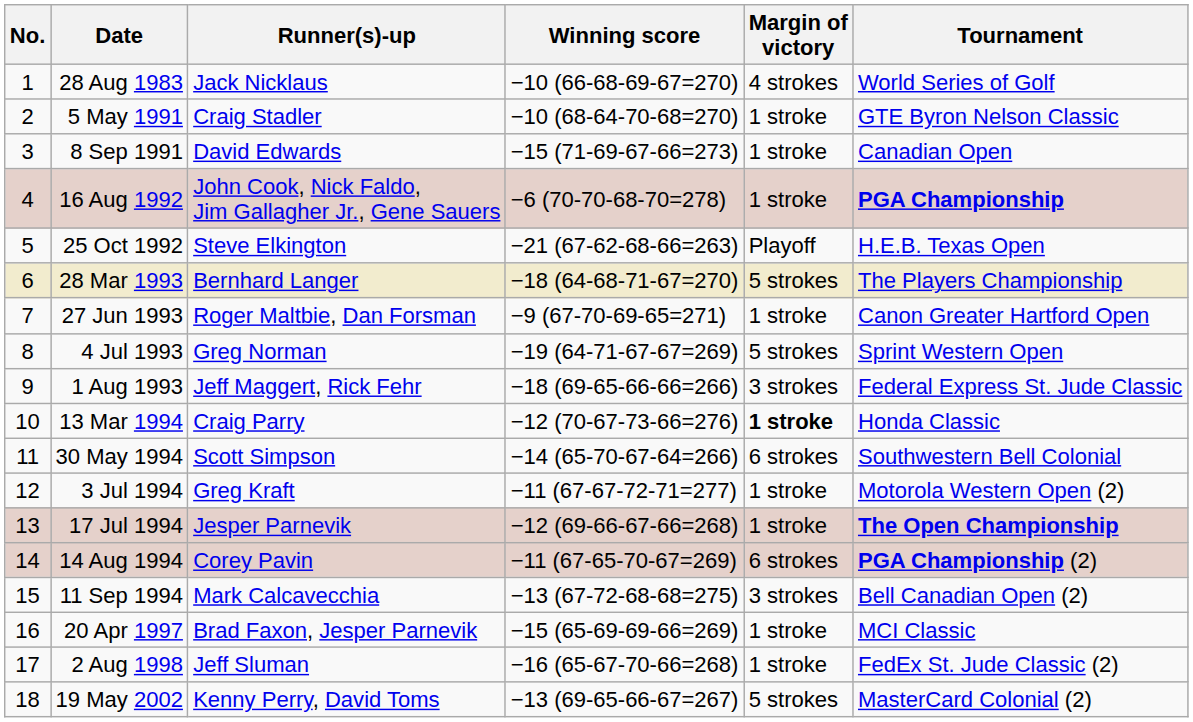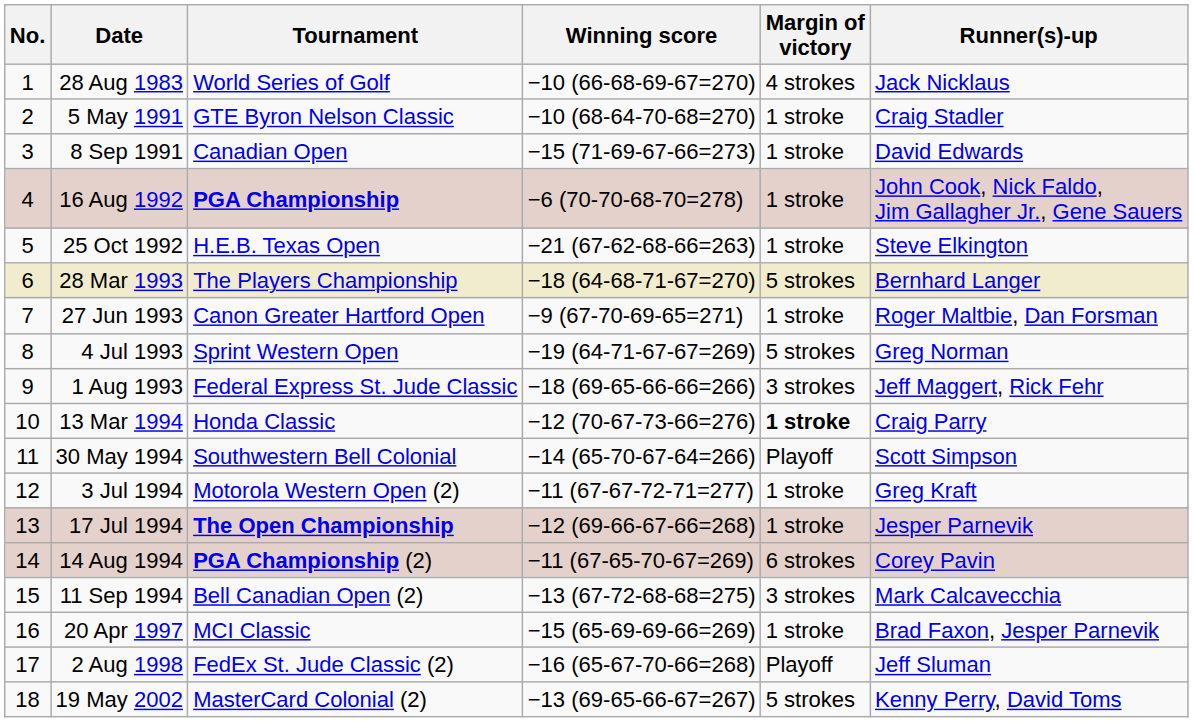columns swapped: (1020, 35) <-> (347, 35)
(782, 246) Playoff -> (805, 246) 1 stroke
(793, 455) 6 strokes -> (799, 455) Playoff
(788, 665) 1 stroke -> (799, 665) Playoff
